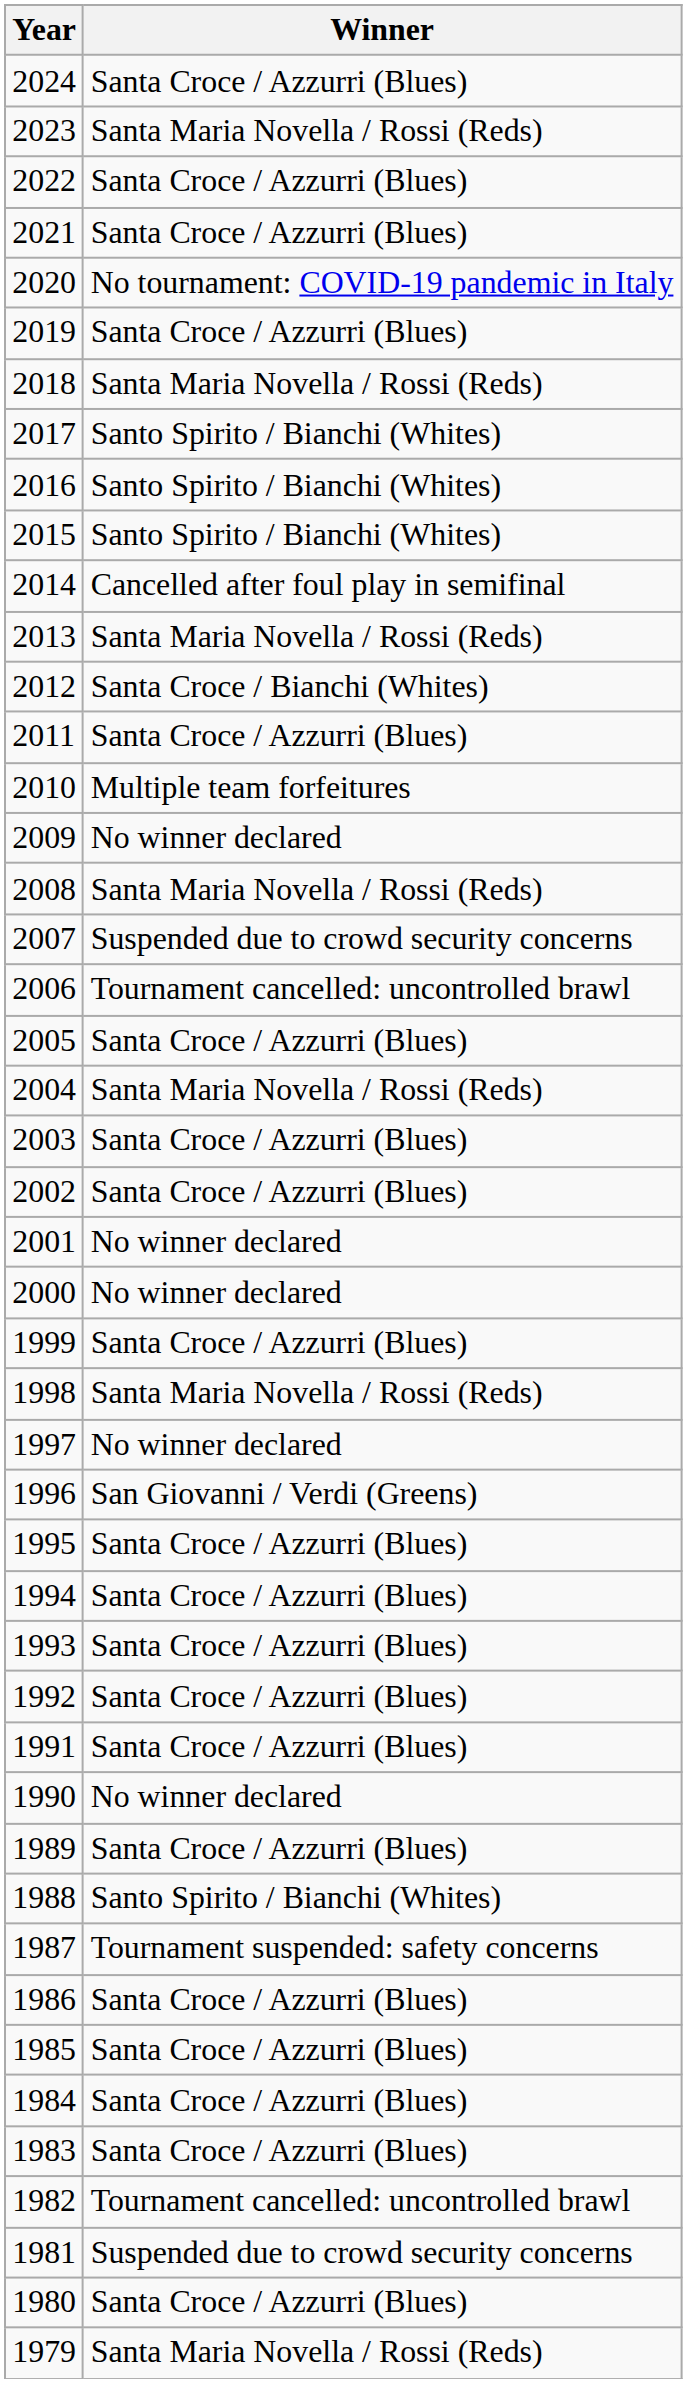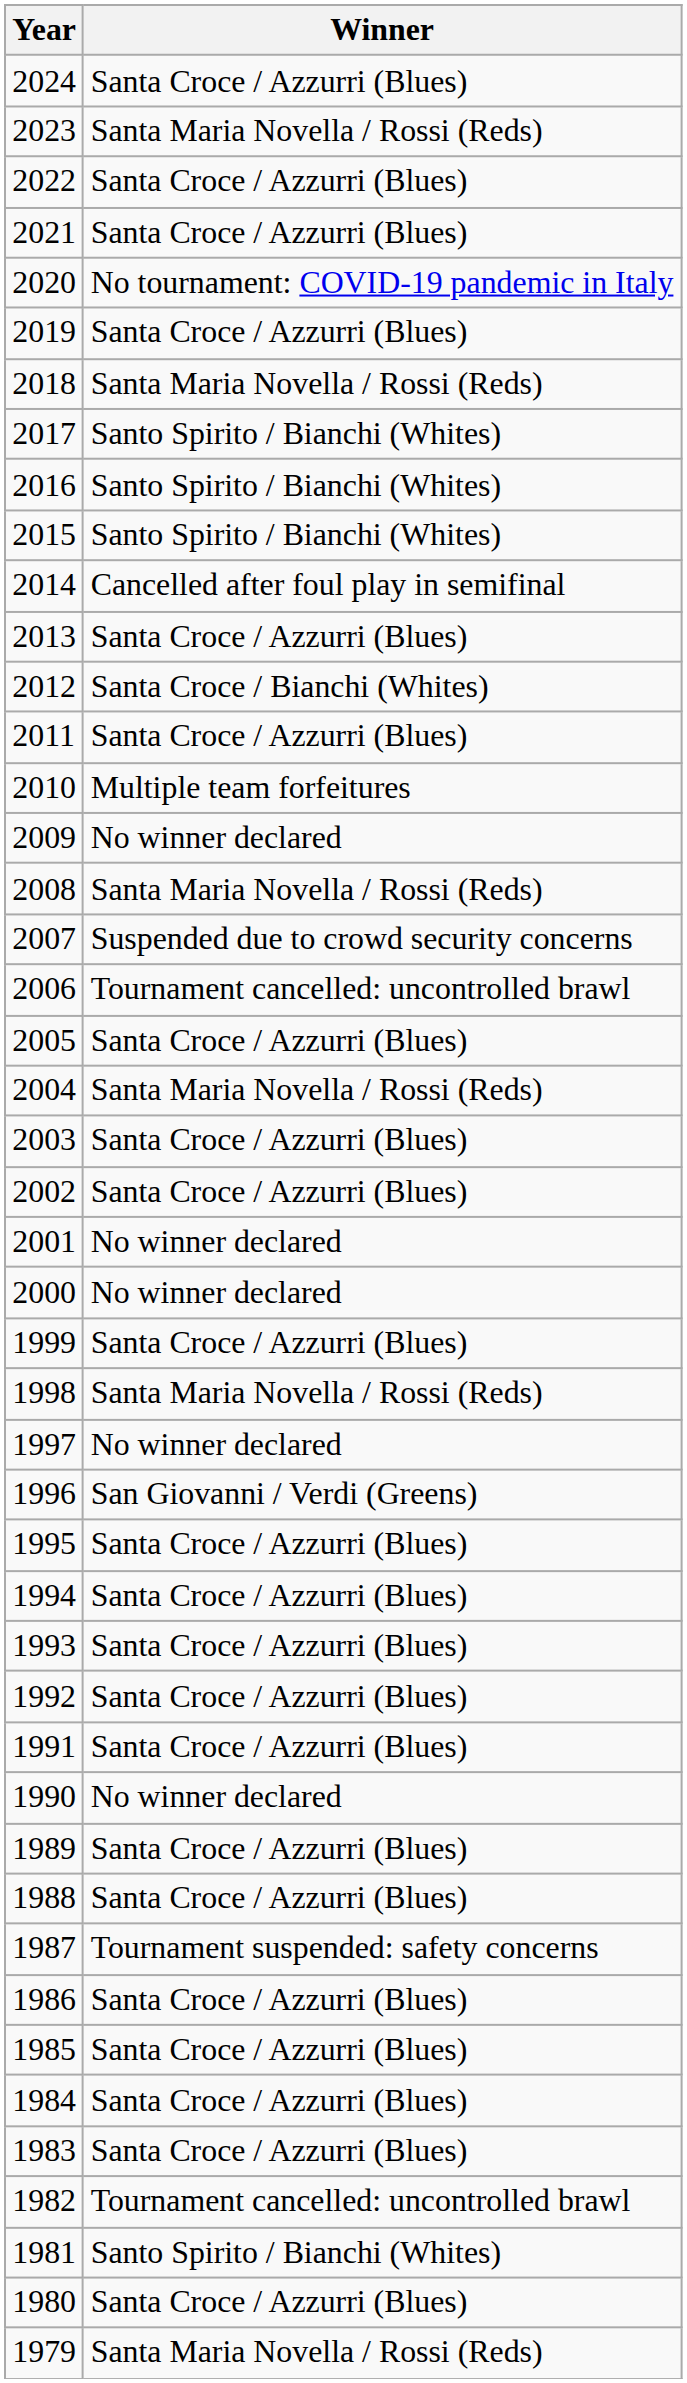(317, 635) Santa Maria Novella / Rossi (Reds) -> (279, 635) Santa Croce / Azzurri (Blues)
(296, 1898) Santo Spirito / Bianchi (Whites) -> (279, 1898) Santa Croce / Azzurri (Blues)
(362, 2251) Suspended due to crowd security concerns -> (296, 2251) Santo Spirito / Bianchi (Whites)
